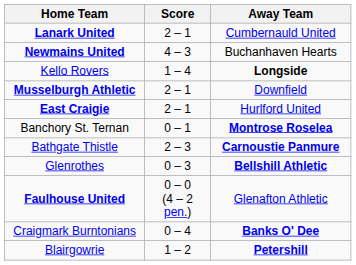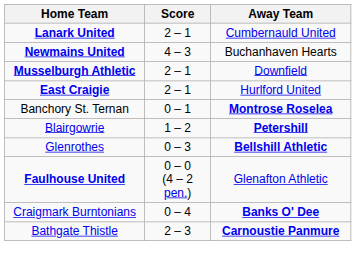- row: (75, 71)
rows swapped: (75, 147) <-> (75, 250)
